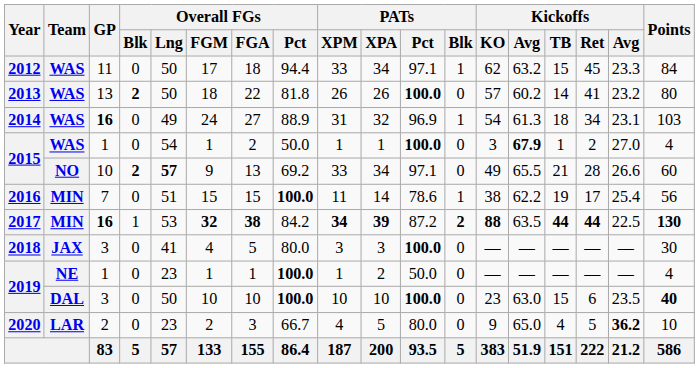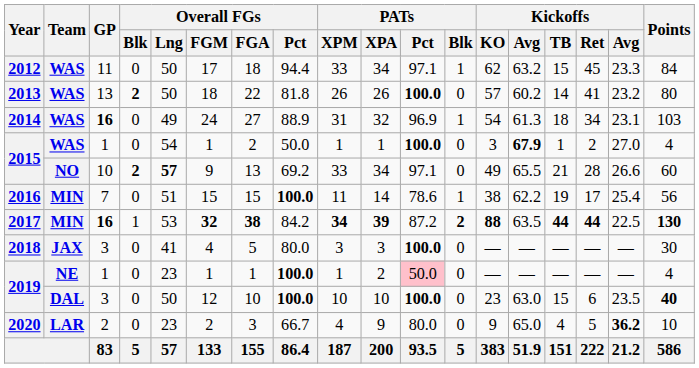(423, 273) no background -> (423, 273) pink background
(209, 299) 10 -> (209, 299) 12
(381, 324) 5 -> (381, 324) 9
